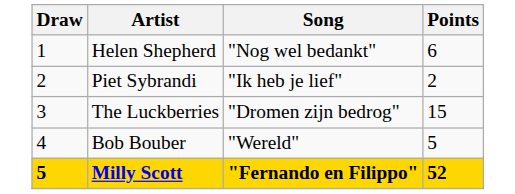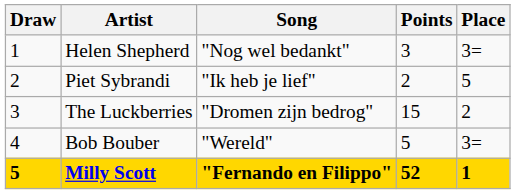+ column: (483, 19)
(432, 50) 6 -> (406, 50) 3
